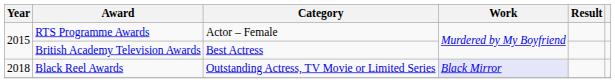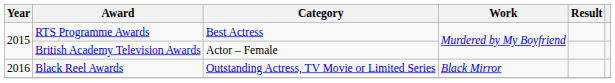(242, 31) Actor – Female -> (235, 31) Best Actress
(235, 50) Best Actress -> (242, 50) Actor – Female
(19, 68) 2018 -> (19, 68) 2016
(471, 68) lavender background -> (471, 68) no background
